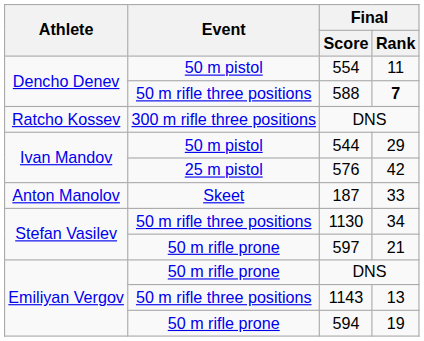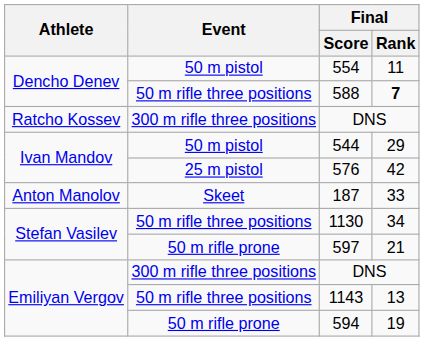(224, 272) 50 m rifle prone -> (224, 272) 300 m rifle three positions
